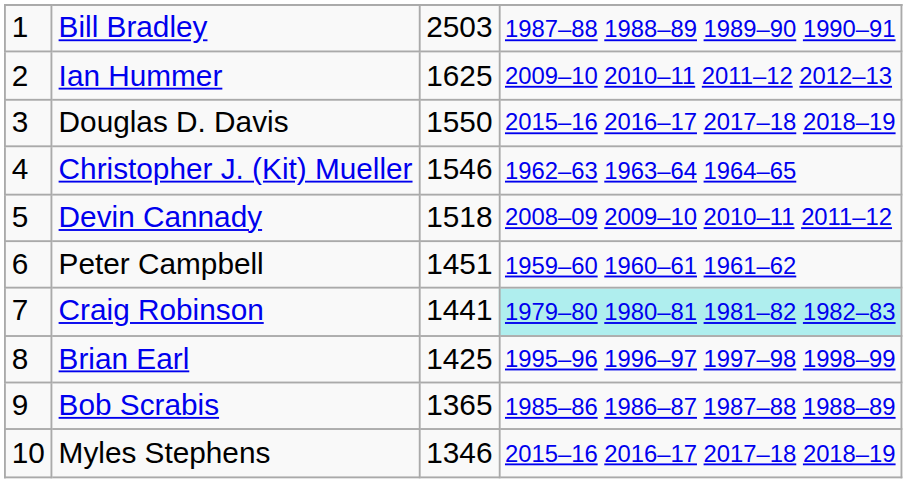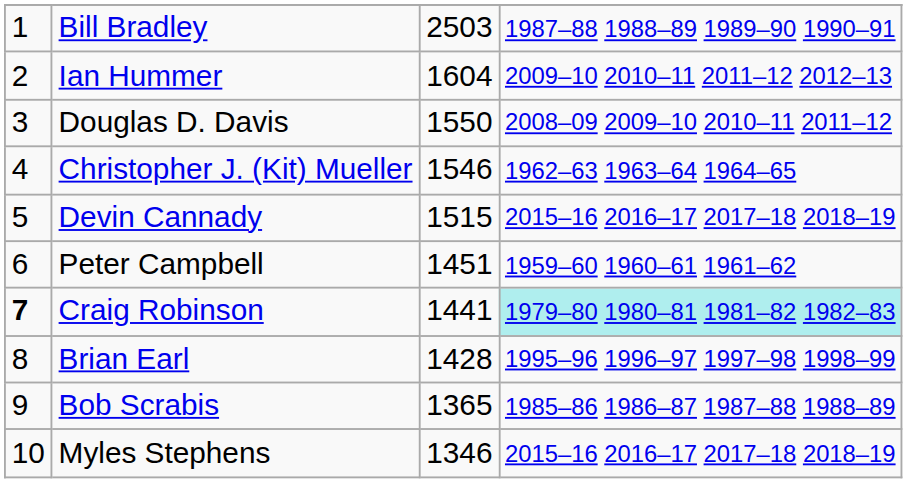(459, 75) 1625 -> (459, 75) 1604
(700, 123) 2015–16 2016–17 2017–18 2018–19 -> (699, 123) 2008–09 2009–10 2010–11 2011–12
(459, 216) 1518 -> (459, 216) 1515
(699, 217) 2008–09 2009–10 2010–11 2011–12 -> (700, 217) 2015–16 2016–17 2017–18 2018–19
(20, 311) normal -> (20, 311) bold
(459, 358) 1425 -> (459, 358) 1428
